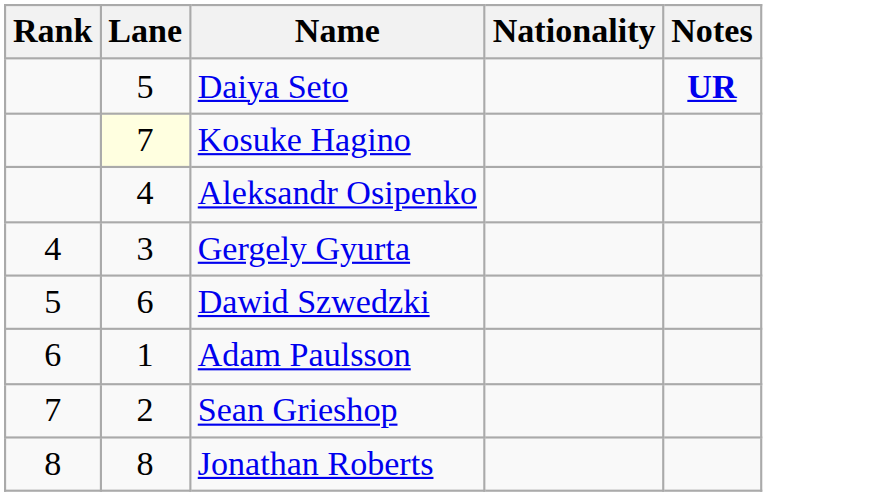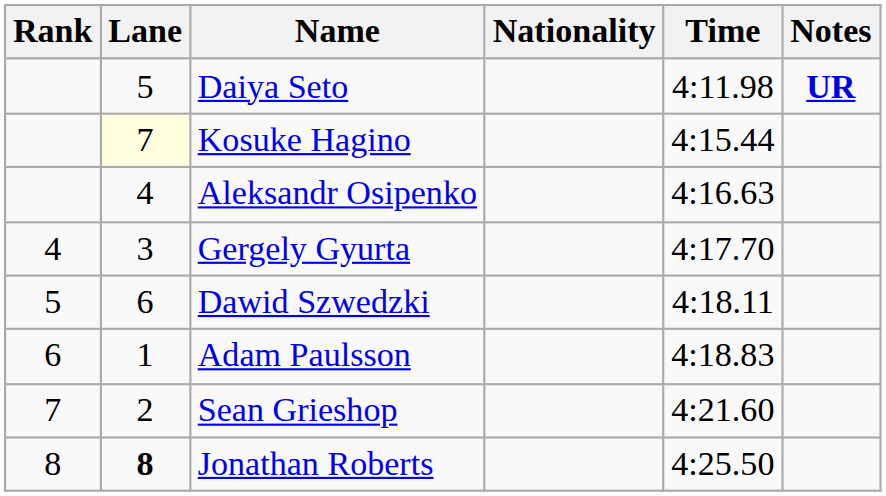+ column: (723, 31)
(145, 463) normal -> (145, 463) bold
